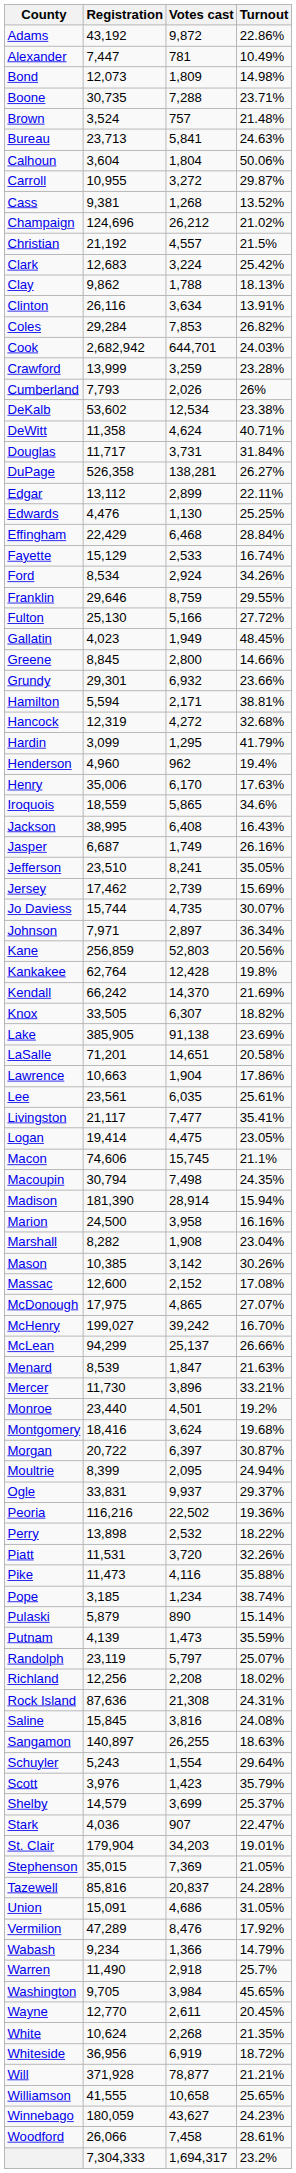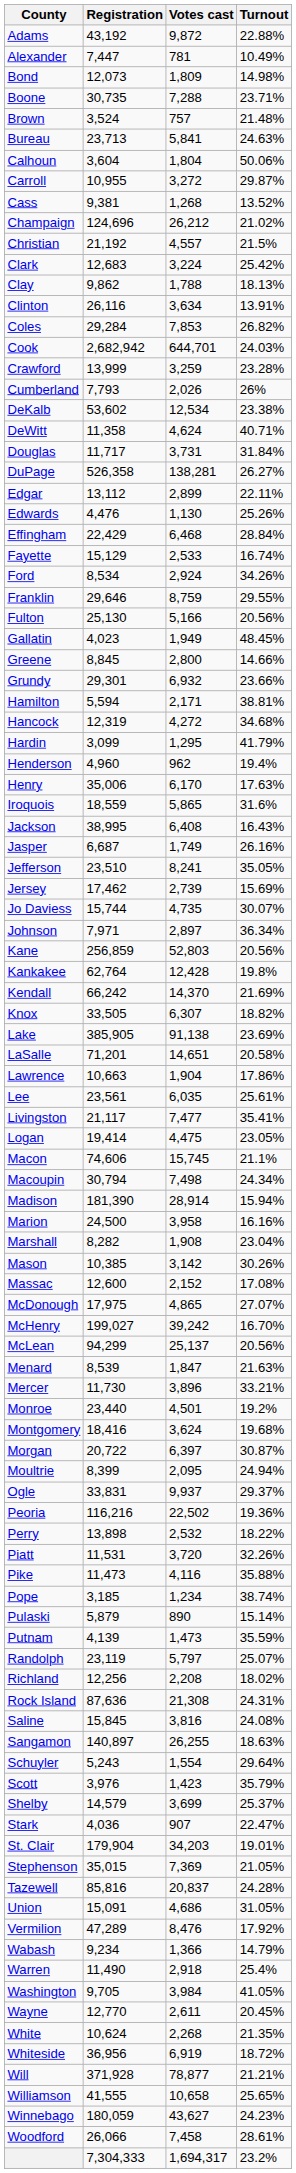(262, 35) 22.86% -> (262, 35) 22.88%
(262, 514) 25.25% -> (262, 514) 25.26%
(262, 618) 27.72% -> (262, 618) 20.56%
(262, 722) 32.68% -> (262, 722) 34.68%
(258, 805) 34.6% -> (258, 805) 31.6%
(262, 1180) 24.35% -> (262, 1180) 24.34%
(262, 1346) 26.66% -> (262, 1346) 20.56%
(258, 1970) 25.7% -> (258, 1970) 25.4%
(262, 1991) 45.65% -> (262, 1991) 41.05%
